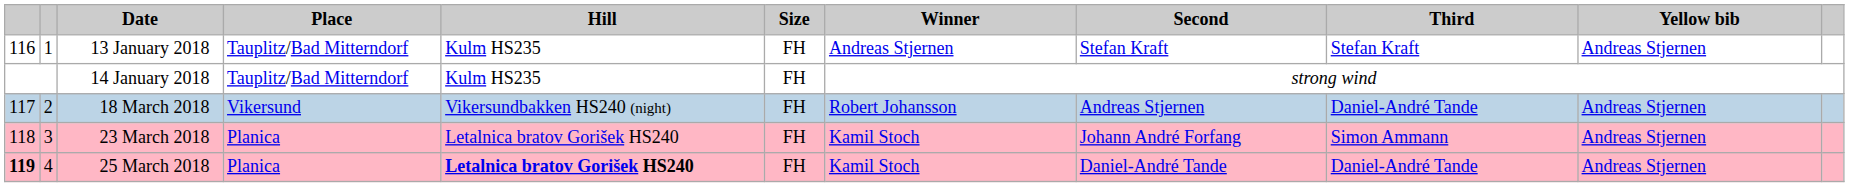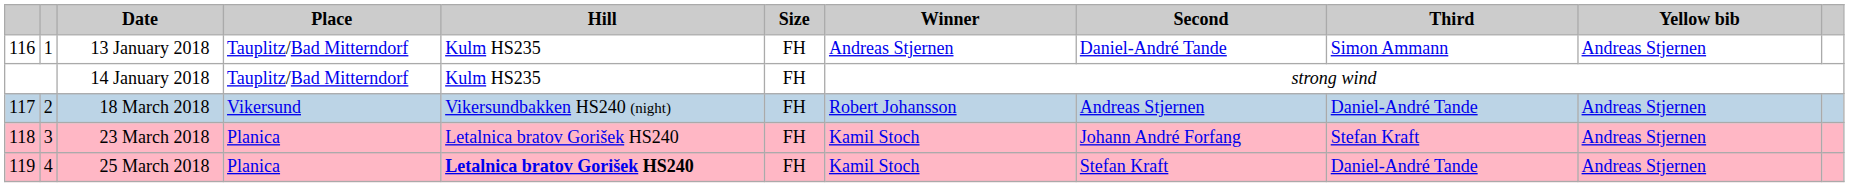(1124, 48) Stefan Kraft -> (1153, 48) Daniel-André Tande
(1375, 48) Stefan Kraft -> (1389, 48) Simon Ammann
(1389, 136) Simon Ammann -> (1375, 136) Stefan Kraft
(22, 166) bold -> (22, 166) normal
(1153, 166) Daniel-André Tande -> (1124, 166) Stefan Kraft
